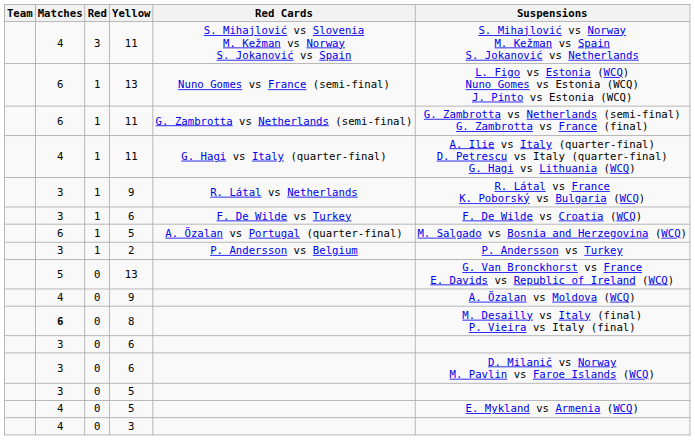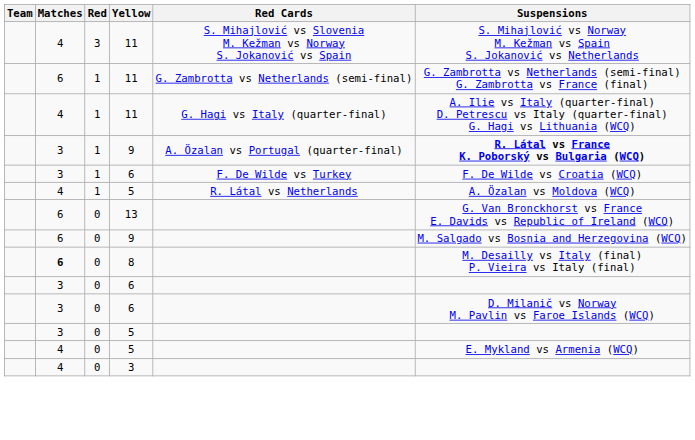- row: (97, 85)
(284, 192) R. Látal vs Netherlands -> (284, 150) A. Özalan vs Portugal (quarter-final)
(552, 192) normal -> (552, 150) bold
(60, 233) 6 -> (60, 191) 4
(284, 233) A. Özalan vs Portugal (quarter-final) -> (284, 191) R. Látal vs Netherlands
(552, 233) M. Salgado vs Bosnia and Herzegovina (WCQ) -> (552, 191) A. Özalan vs Moldova (WCQ)
- row: (97, 250)
(60, 274) 5 -> (60, 215) 6
(60, 298) 4 -> (60, 238) 6
(552, 298) A. Özalan vs Moldova (WCQ) -> (552, 238) M. Salgado vs Bosnia and Herzegovina (WCQ)
